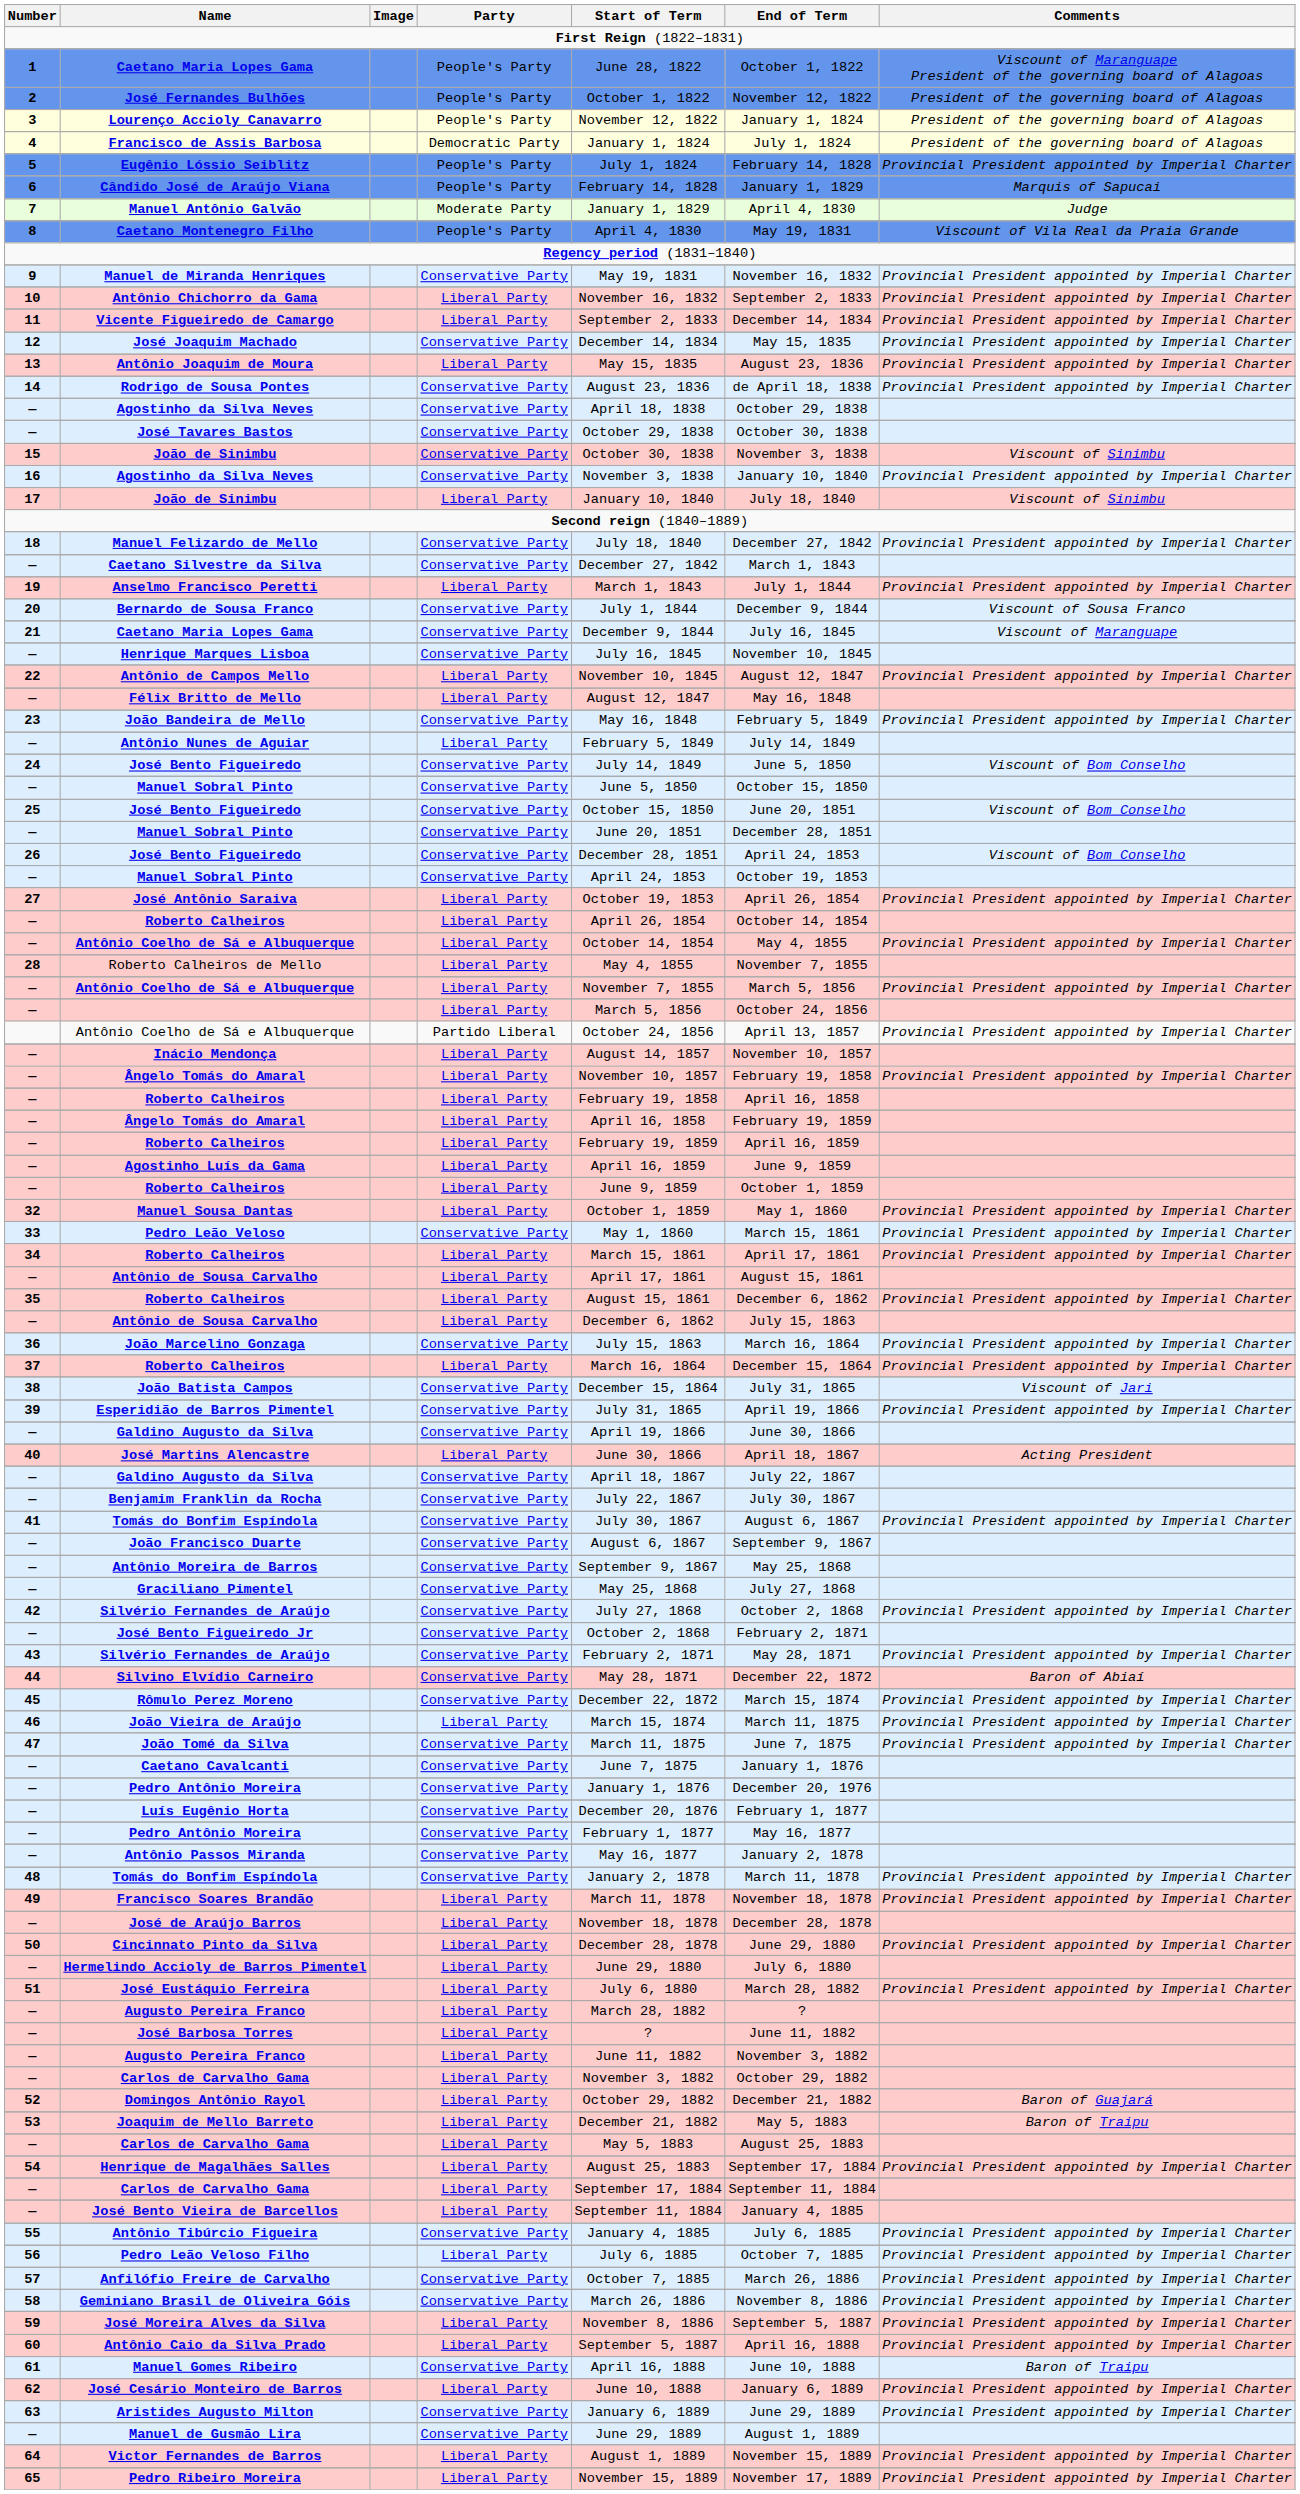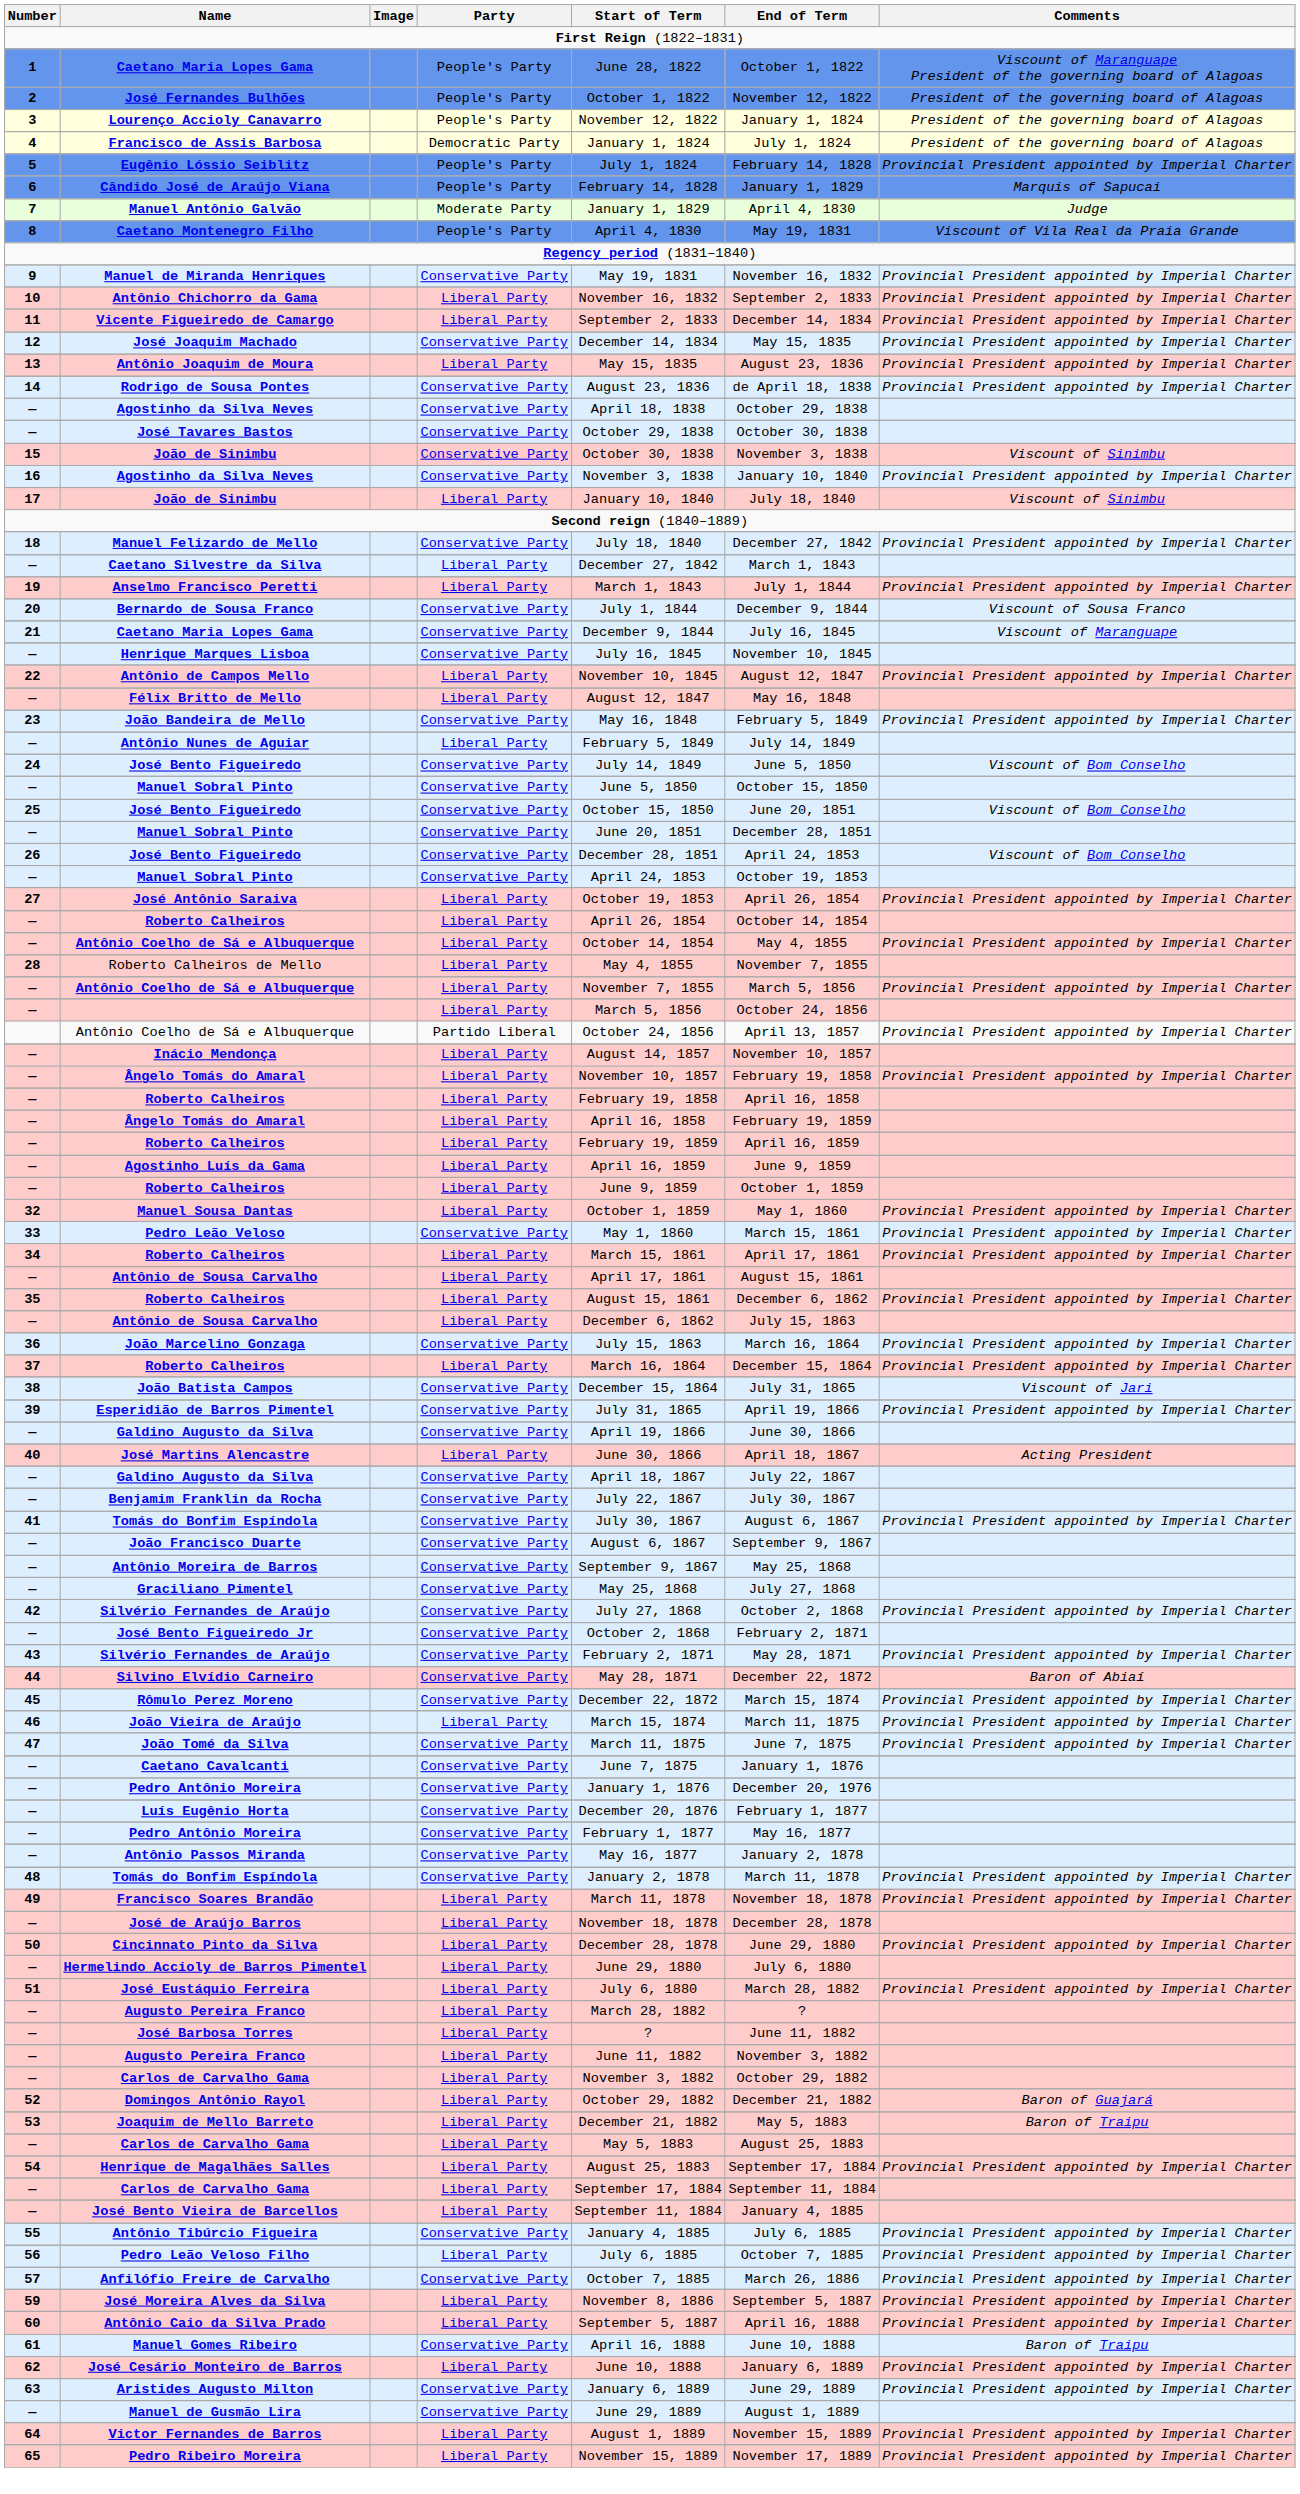(494, 565) Conservative Party -> (494, 565) Liberal Party
- row: (32, 2301)
